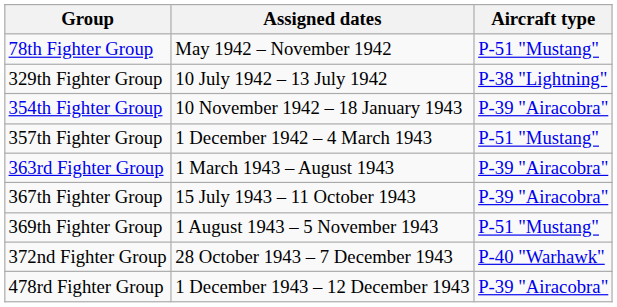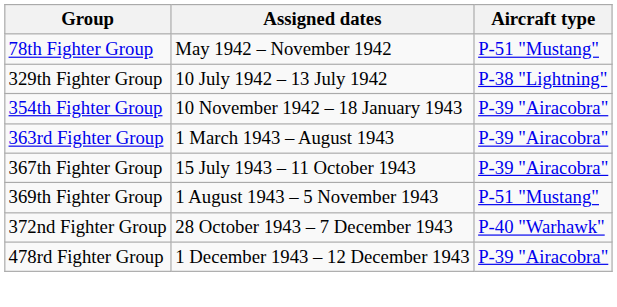- row: (86, 138)
